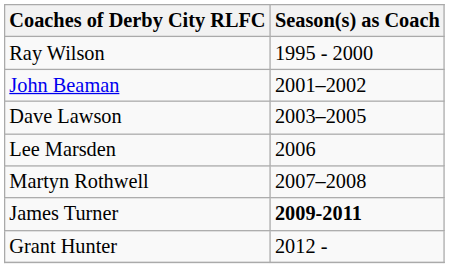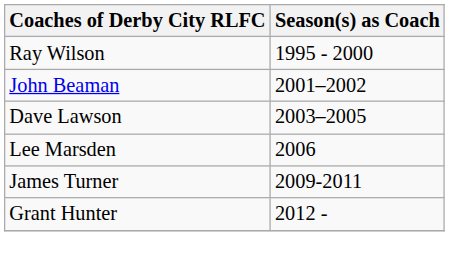- row: (79, 181)
(318, 213) bold -> (319, 181) normal
